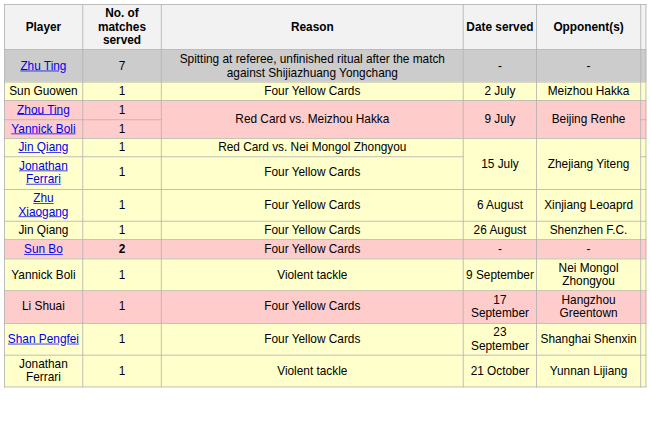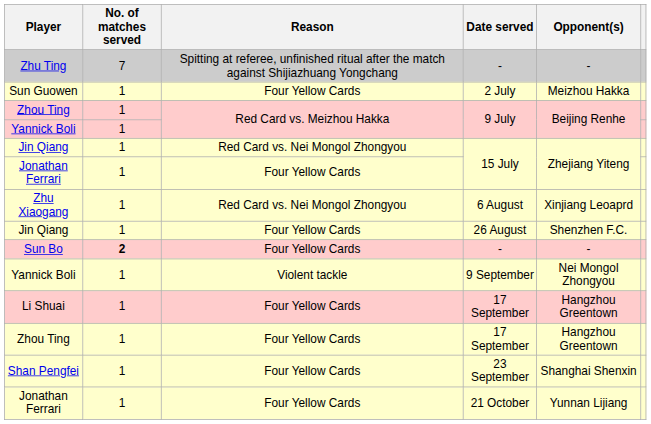(312, 205) Four Yellow Cards -> (312, 205) Red Card vs. Nei Mongol Zhongyou
+ row: (43, 339)
(312, 371) Violent tackle -> (312, 403) Four Yellow Cards
